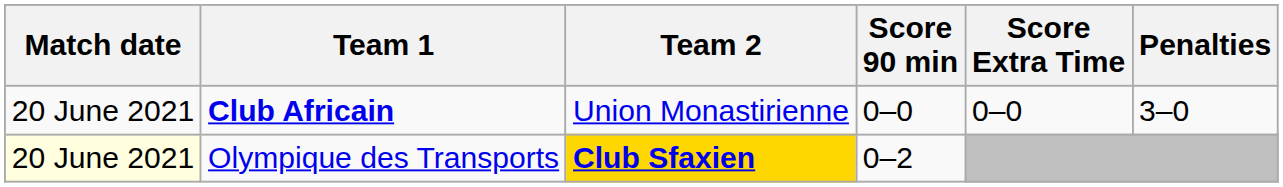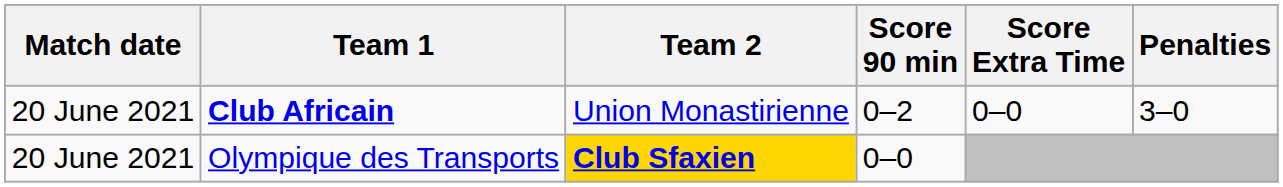(888, 109) 0–0 -> (888, 109) 0–2
(103, 157) lightyellow background -> (103, 157) no background
(888, 157) 0–2 -> (888, 157) 0–0
